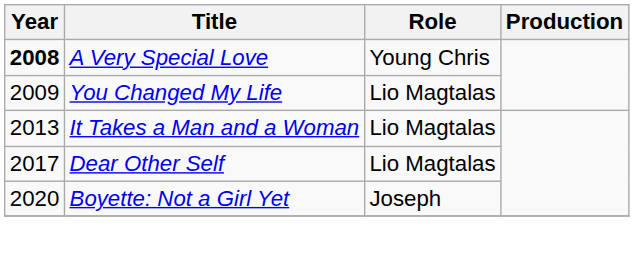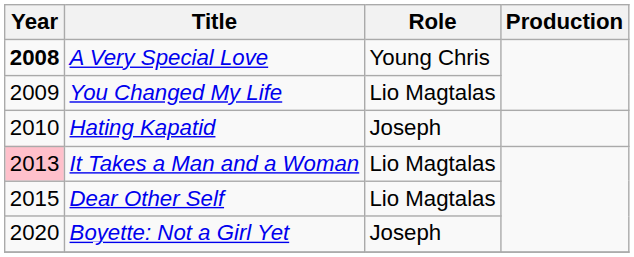+ row: (143, 127)
(35, 127) no background -> (35, 163) pink background
(35, 163) 2017 -> (35, 198) 2015
